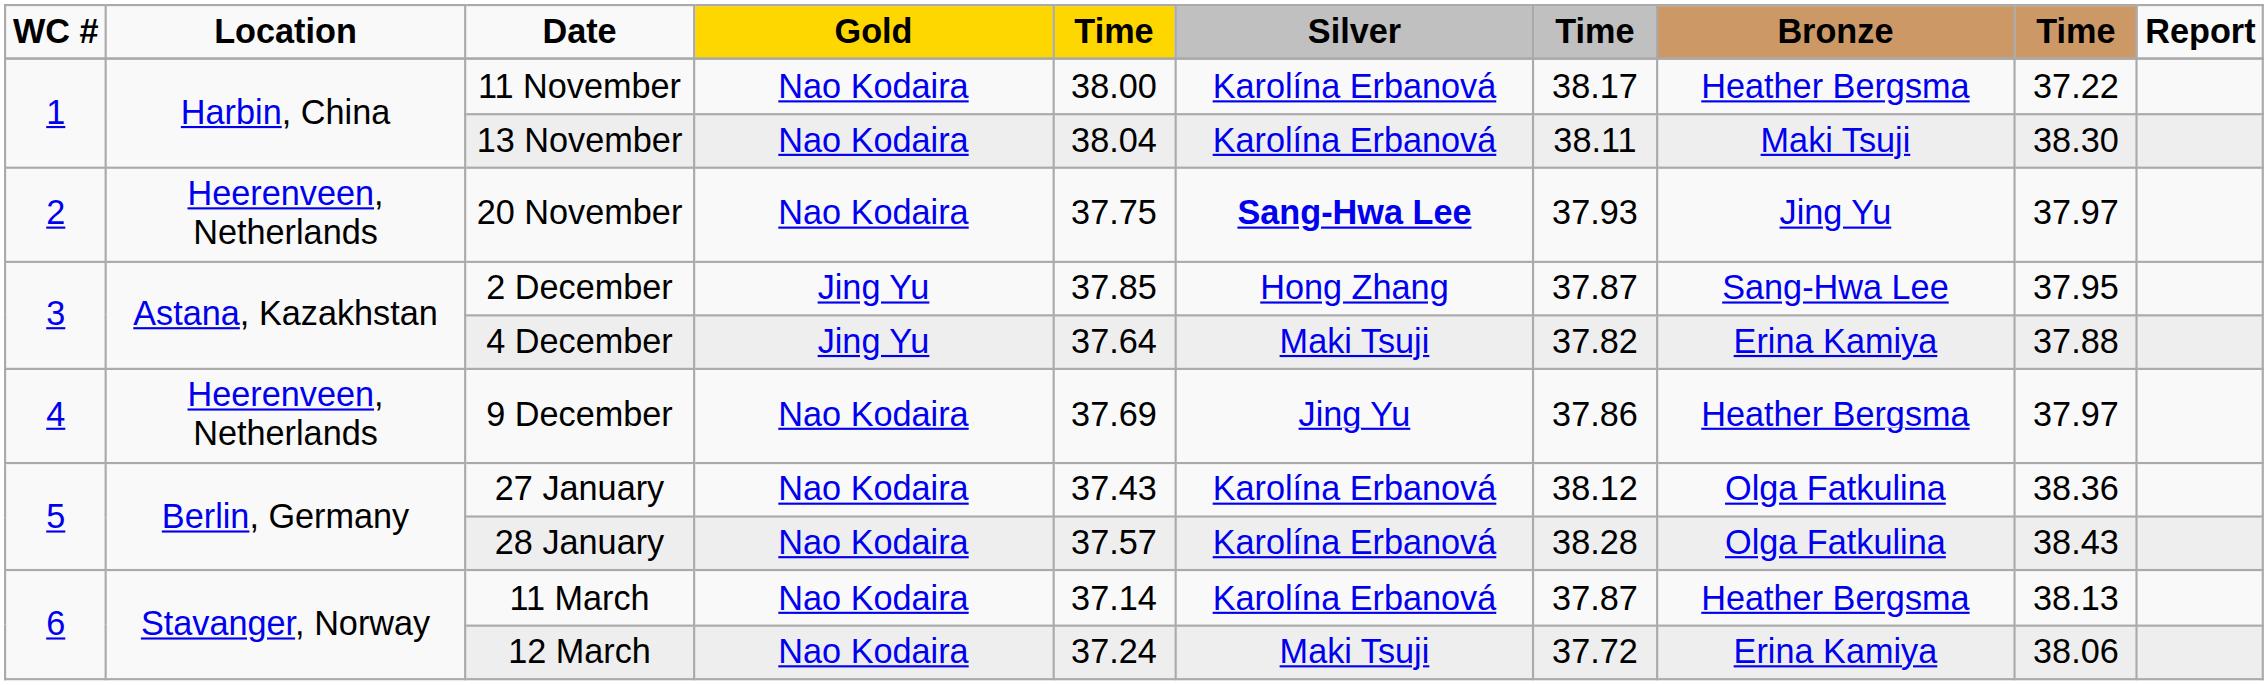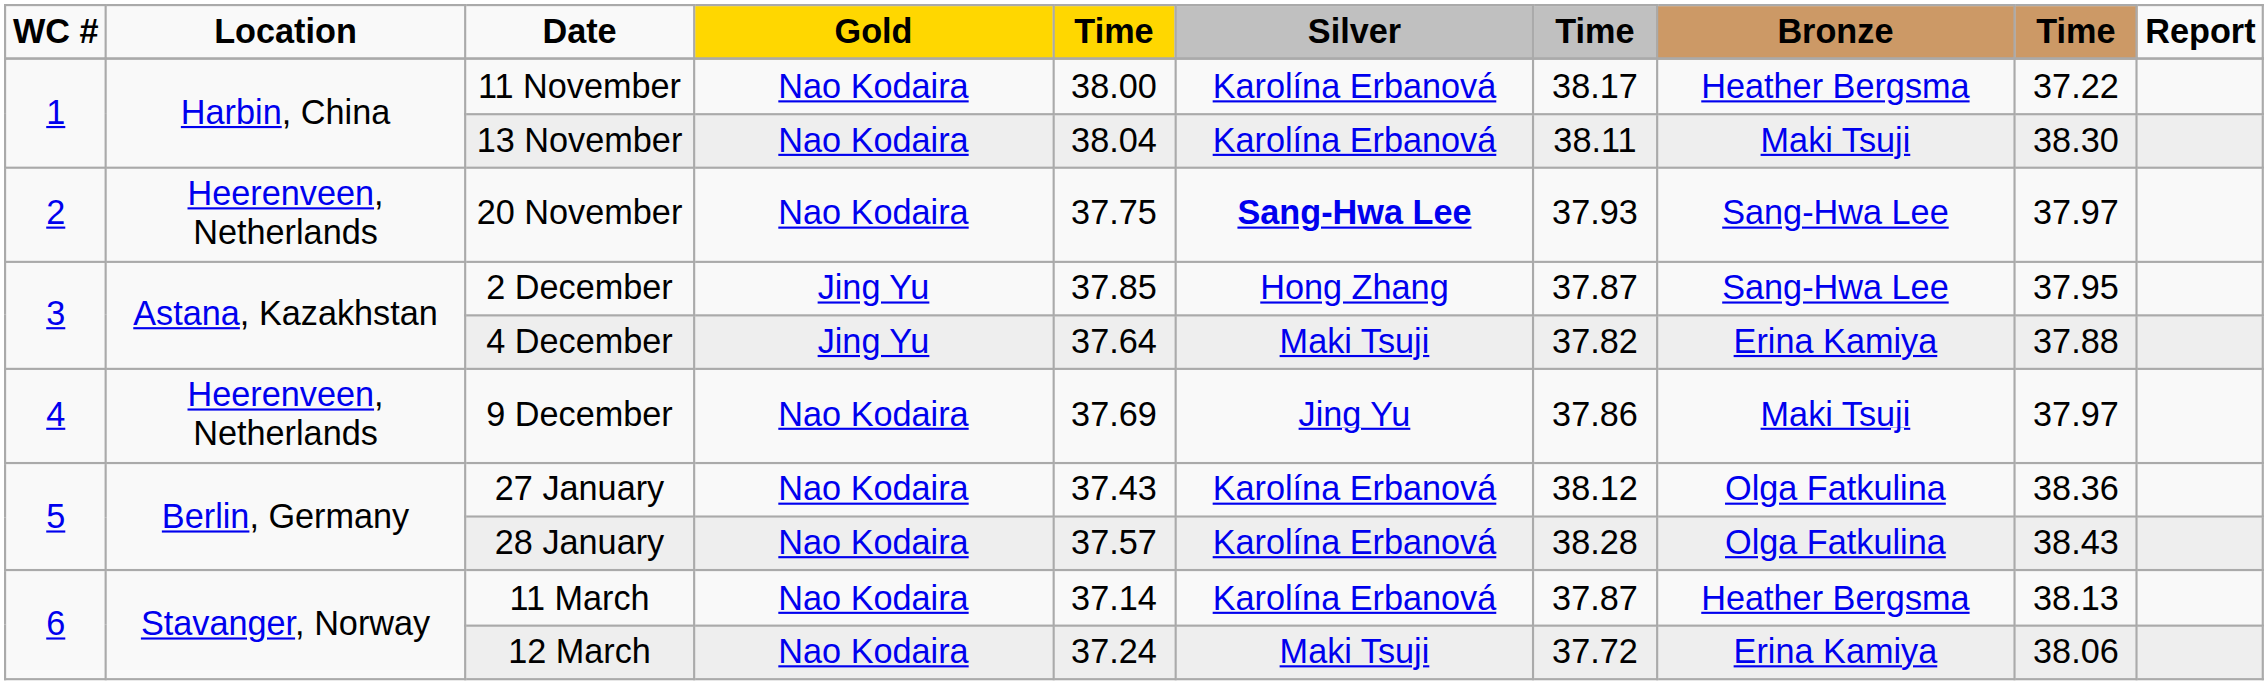(1835, 213) Jing Yu -> (1835, 213) Sang-Hwa Lee
(1835, 415) Heather Bergsma -> (1835, 415) Maki Tsuji
